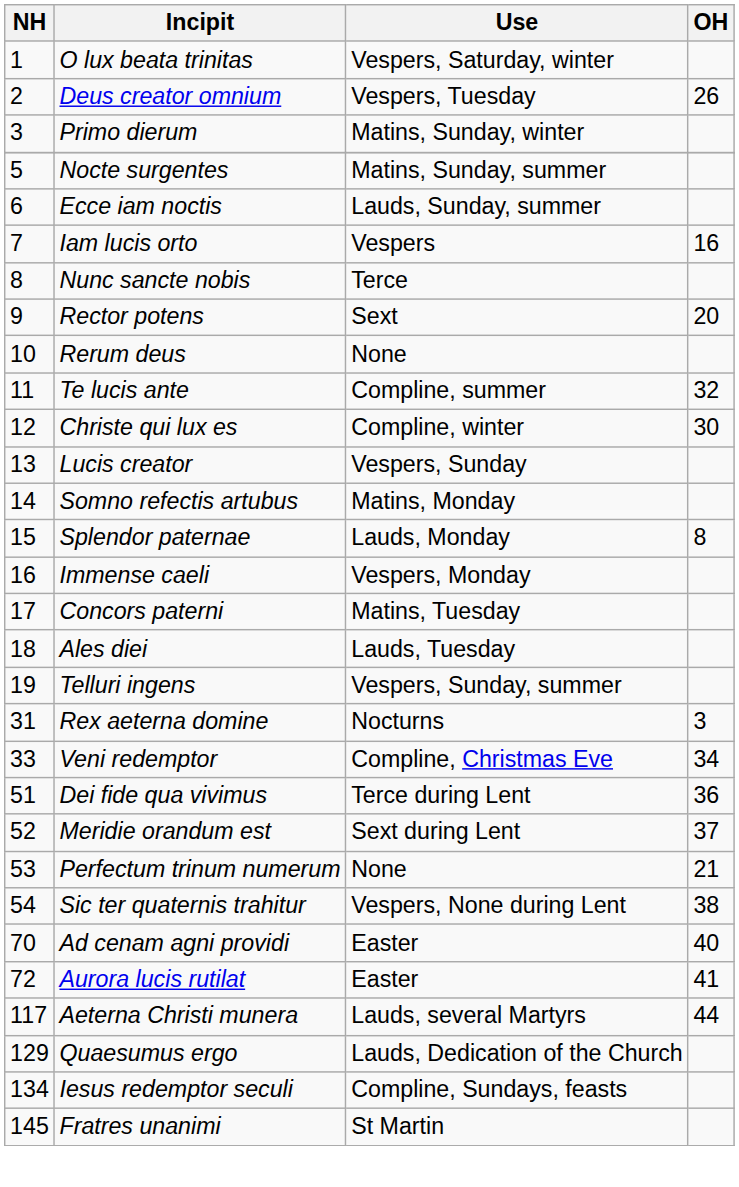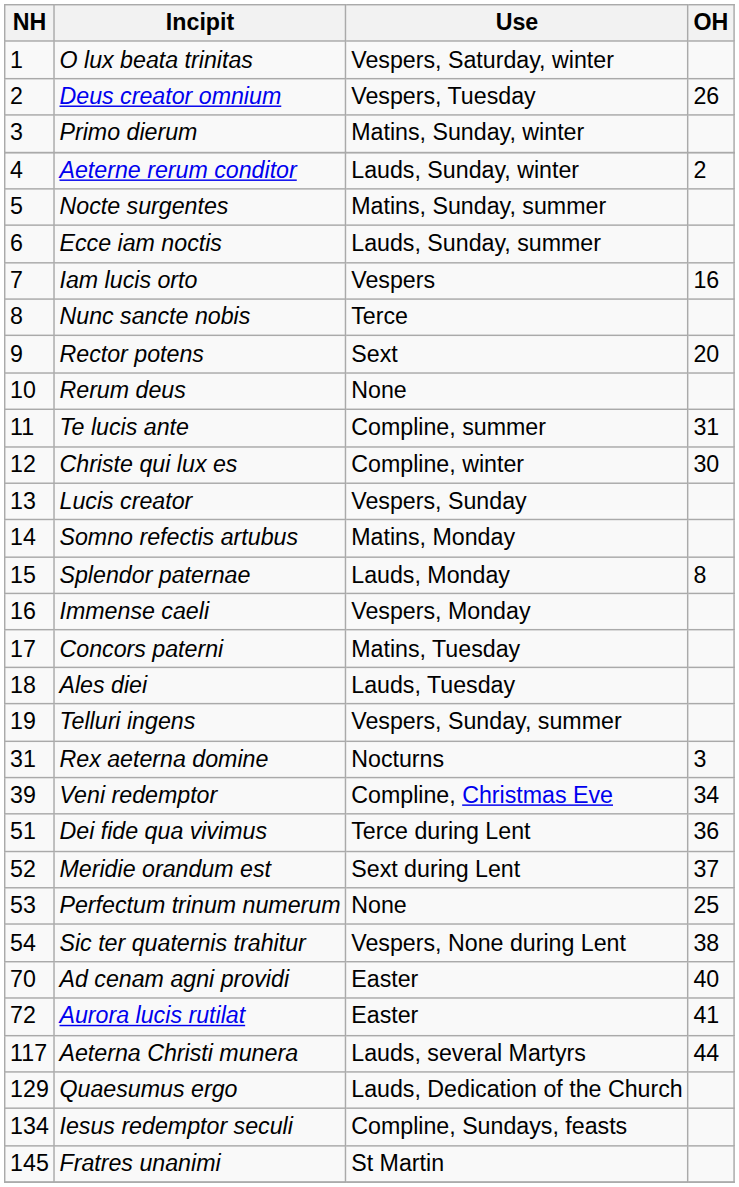+ row: (178, 170)
(706, 390) 32 -> (706, 427) 31
(23, 758) 33 -> (23, 795) 39
(706, 869) 21 -> (706, 905) 25
